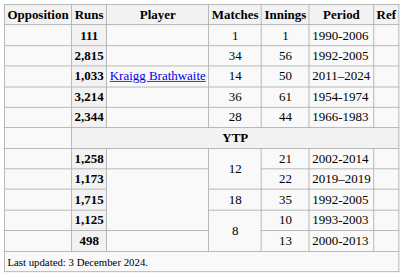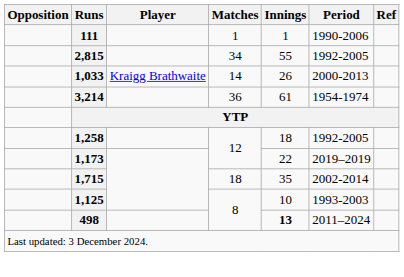(285, 55) 56 -> (285, 55) 55
(285, 76) 50 -> (285, 76) 26
(341, 76) 2011–2024 -> (340, 76) 2000-2013
- row: (89, 117)
(285, 158) 21 -> (285, 138) 18
(340, 158) 2002-2014 -> (340, 138) 1992-2005
(340, 199) 1992-2005 -> (340, 179) 2002-2014
(285, 240) normal -> (285, 220) bold
(340, 240) 2000-2013 -> (341, 220) 2011–2024
